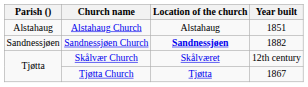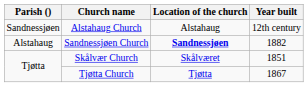(33, 27) Alstahaug -> (33, 27) Sandnessjøen
(276, 27) 1851 -> (276, 27) 12th century
(33, 43) Sandnessjøen -> (33, 43) Alstahaug
(276, 58) 12th century -> (276, 58) 1851
